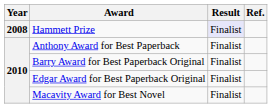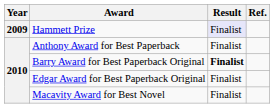(17, 29) 2008 -> (17, 29) 2009
(226, 62) normal -> (227, 62) bold
